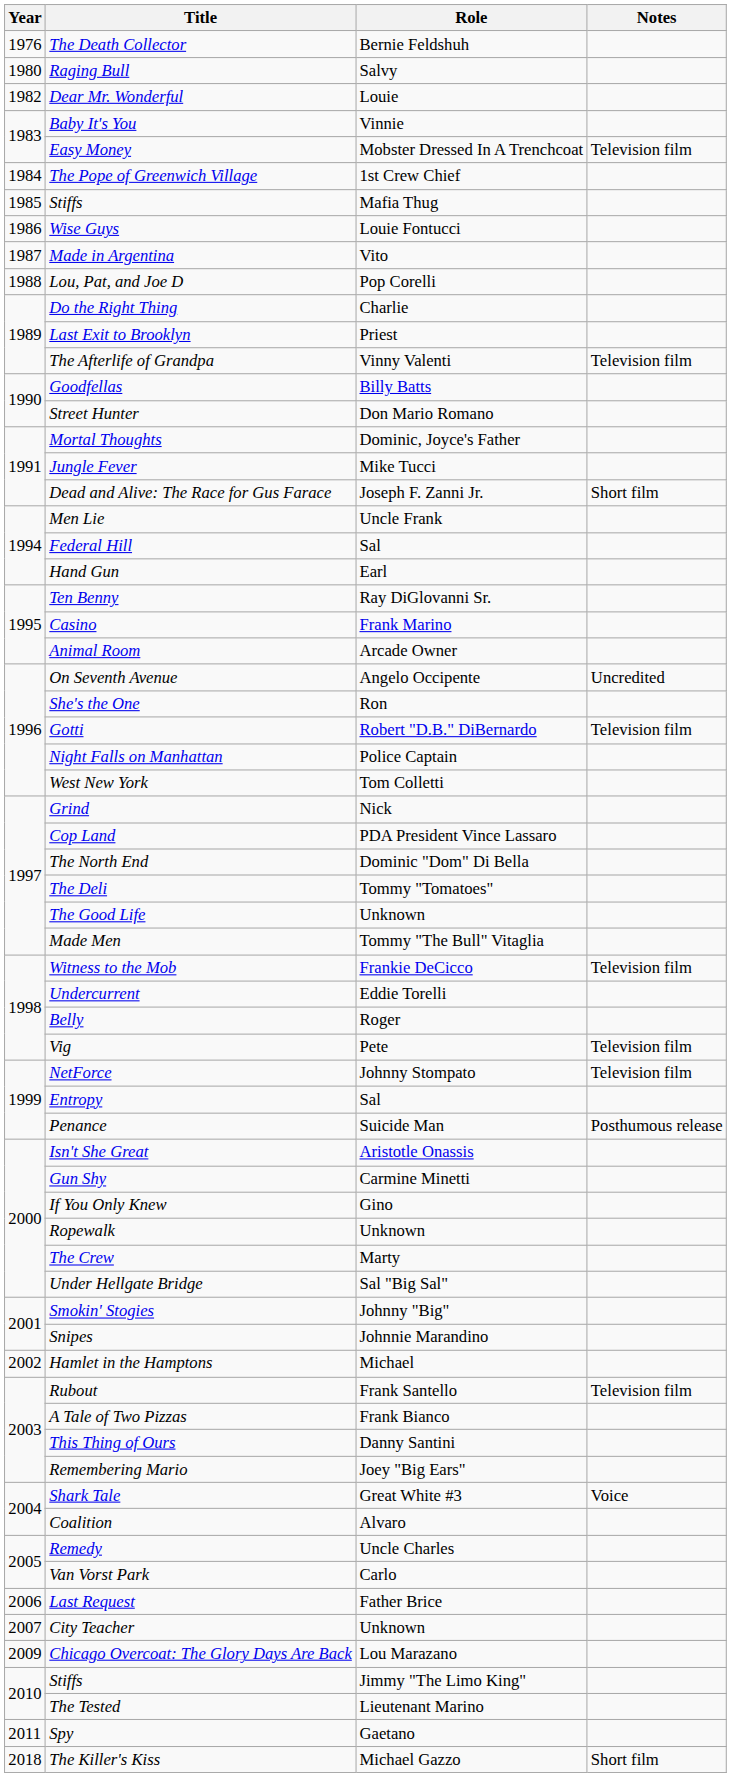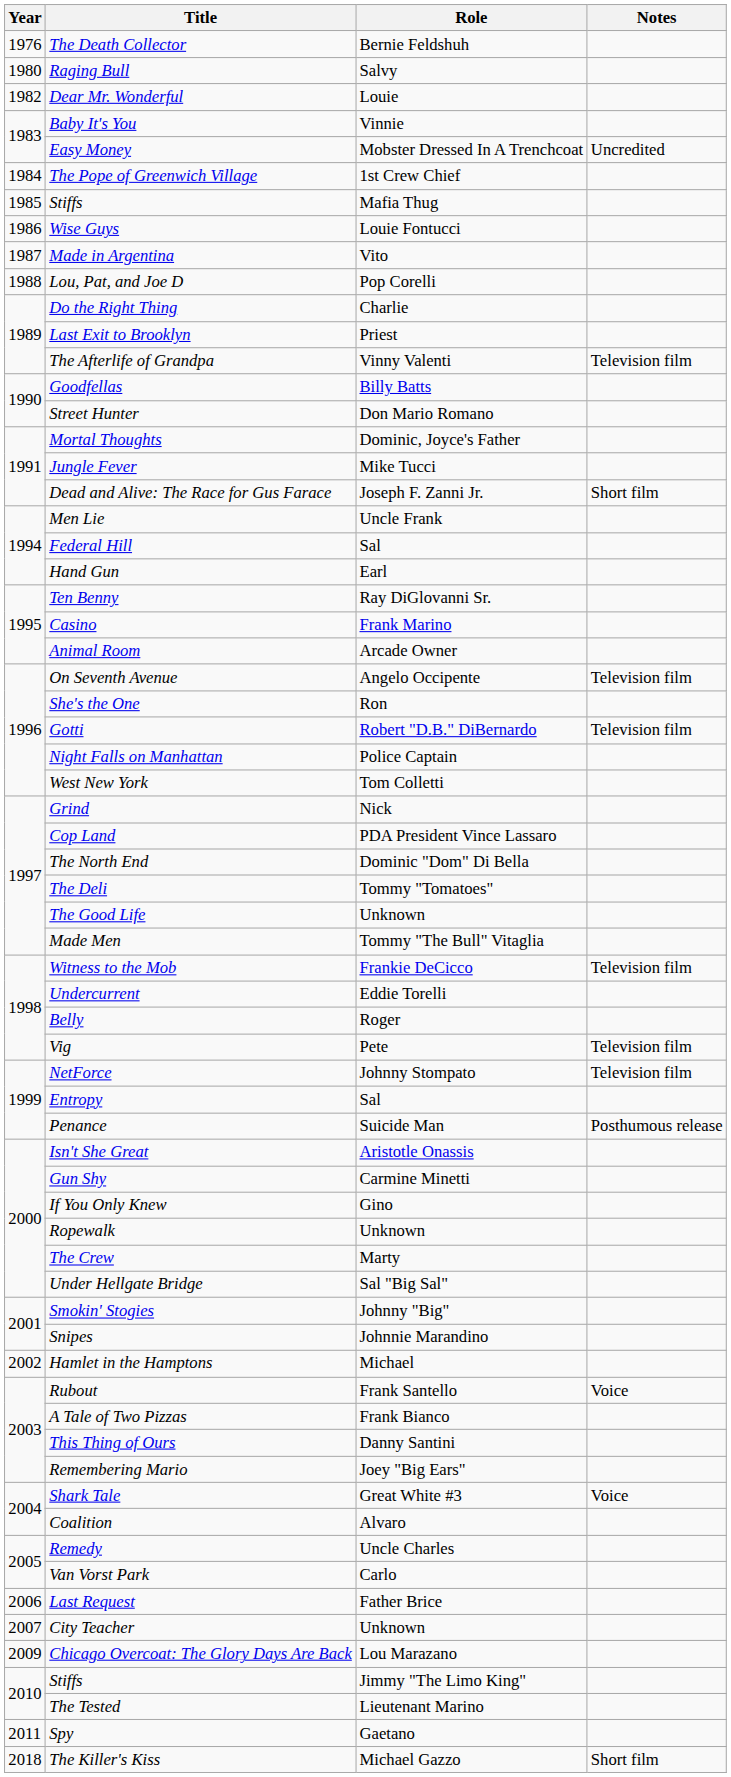(641, 149) Television film -> (628, 149) Uncredited
(628, 677) Uncredited -> (641, 677) Television film
(641, 1389) Television film -> (610, 1389) Voice
